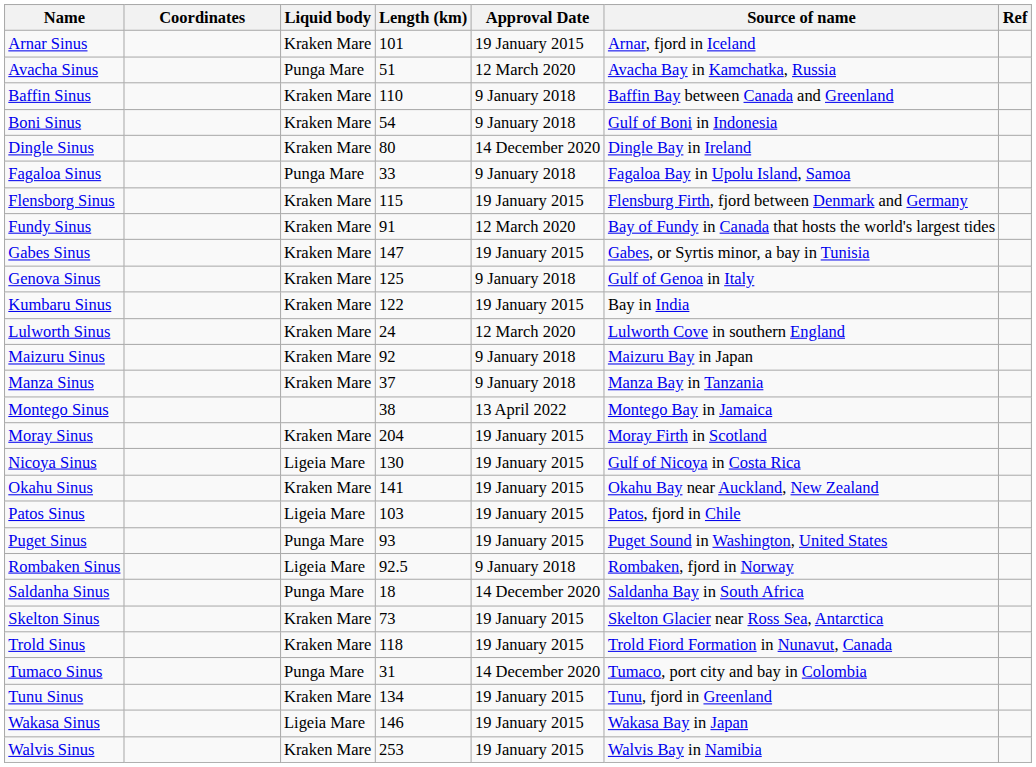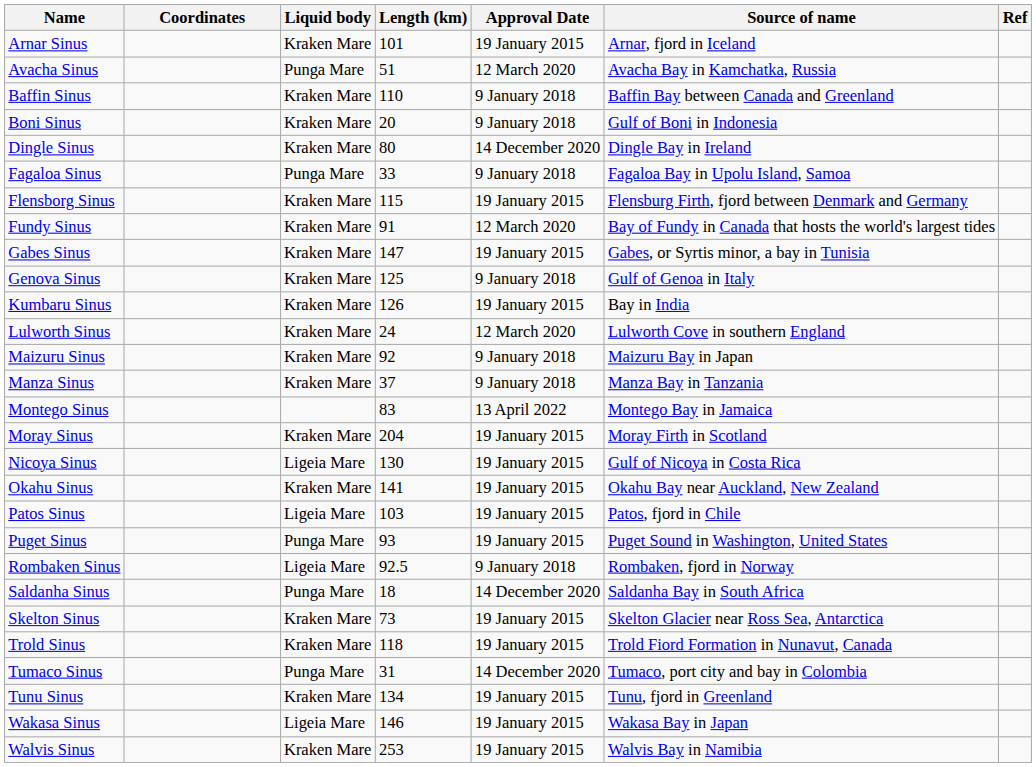(387, 122) 54 -> (387, 122) 20
(391, 305) 122 -> (391, 305) 126
(387, 409) 38 -> (387, 409) 83
